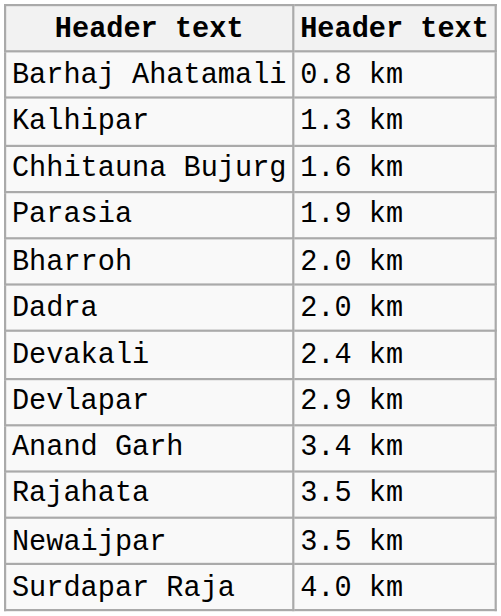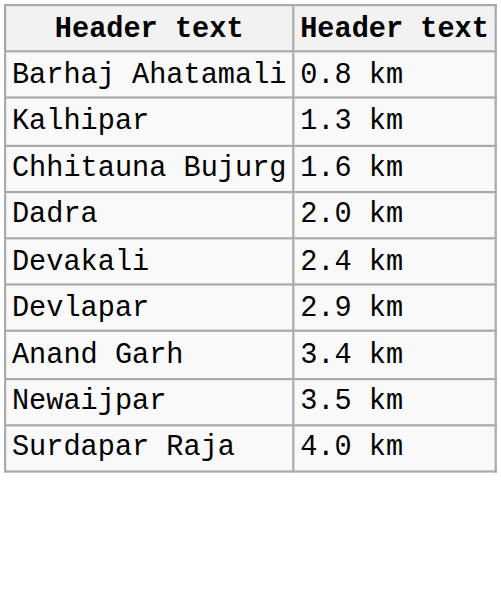- row: (72, 215)
- row: (72, 261)
- row: (81, 495)
